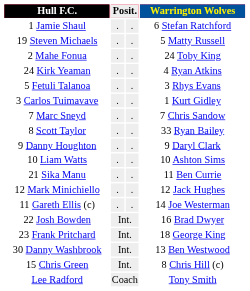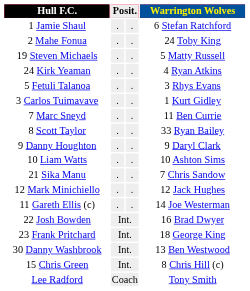rows swapped: (57, 41) <-> (57, 56)
(193, 115) 7 Chris Sandow -> (193, 115) 11 Ben Currie
(193, 175) 11 Ben Currie -> (193, 175) 7 Chris Sandow
